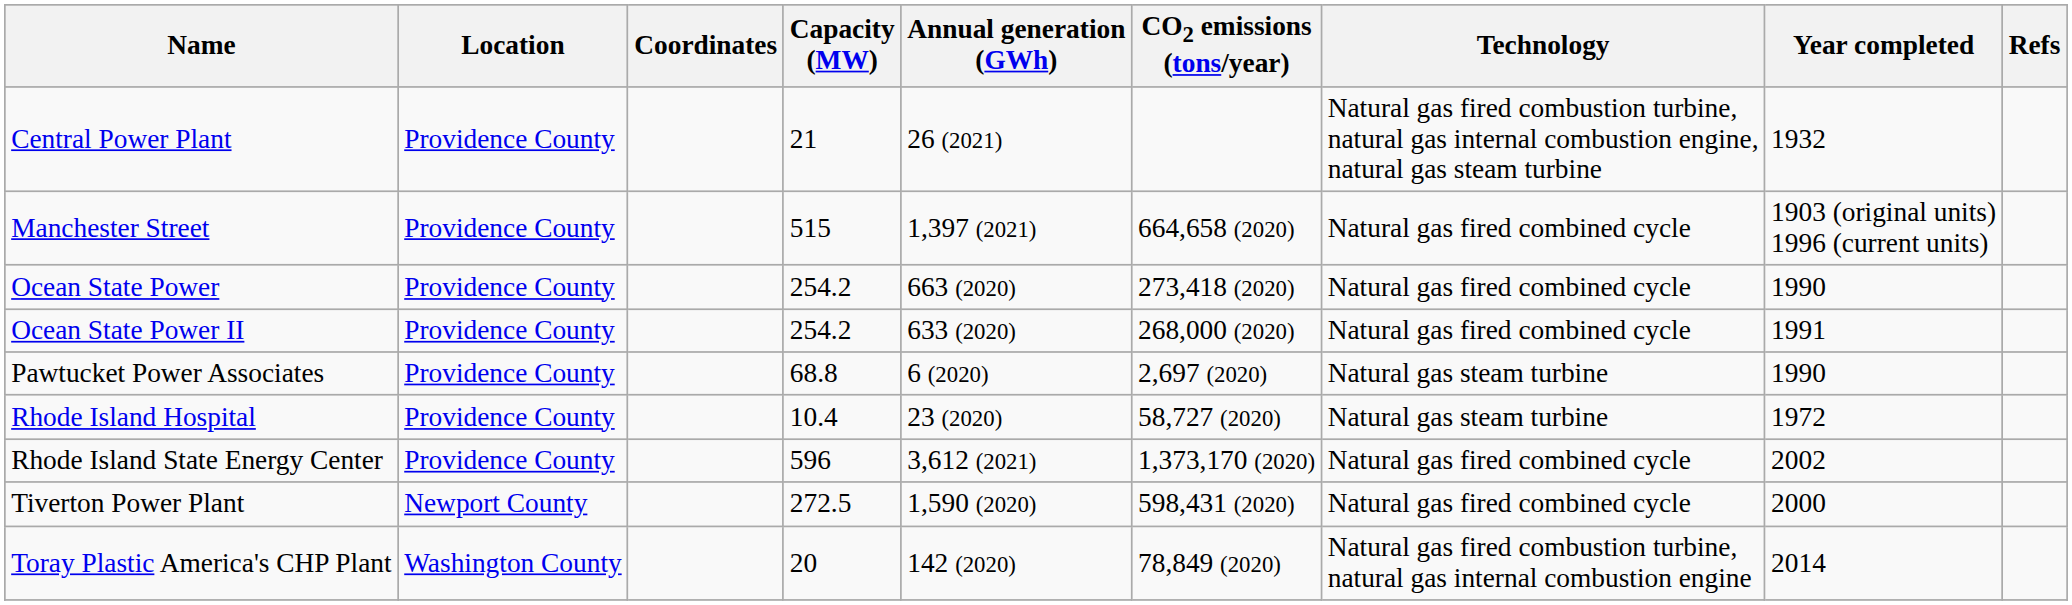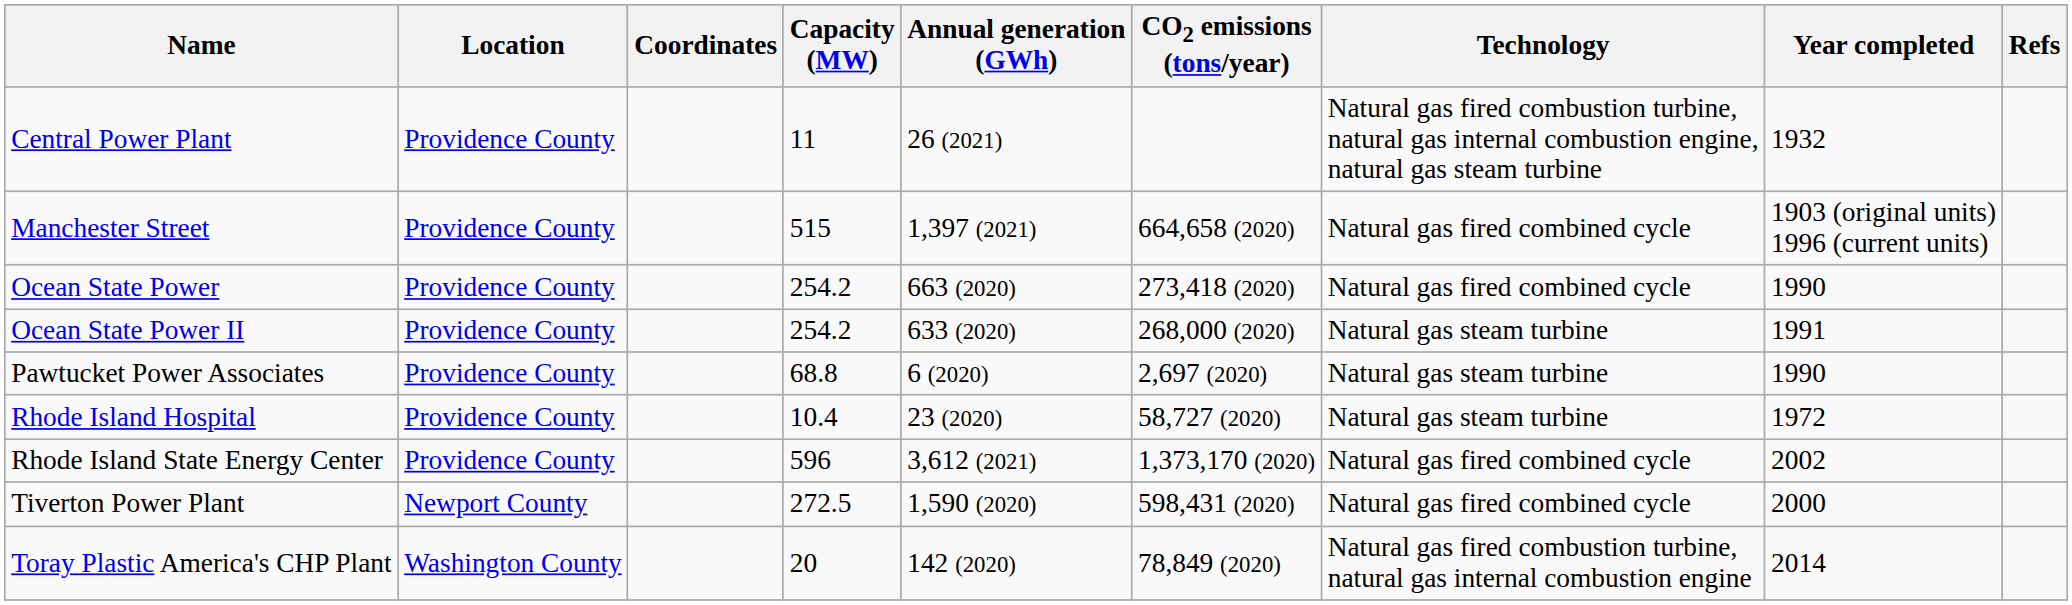(803, 138) 21 -> (803, 138) 11
(1509, 330) Natural gas fired combined cycle -> (1468, 330) Natural gas steam turbine
